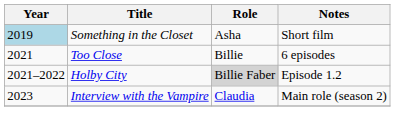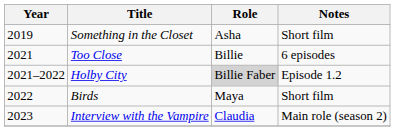(20, 34) lightblue background -> (20, 34) no background
+ row: (84, 95)
